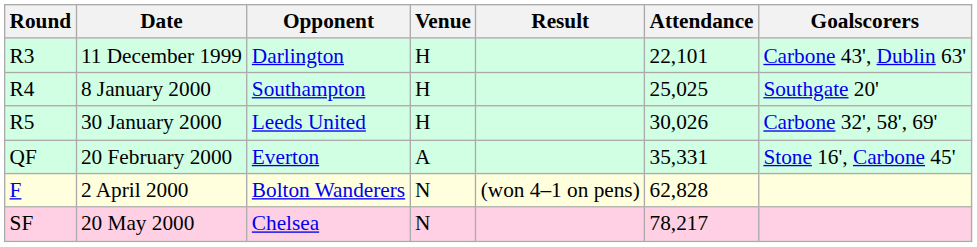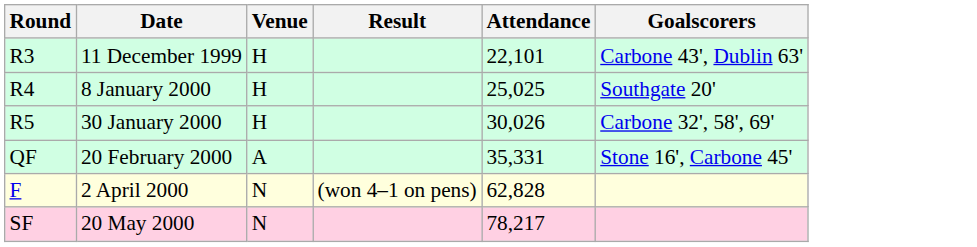- column: (328, 21)
